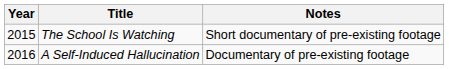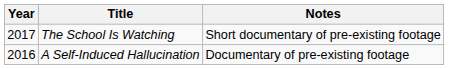(21, 34) 2015 -> (21, 34) 2017
